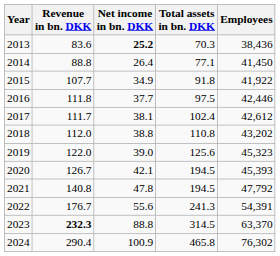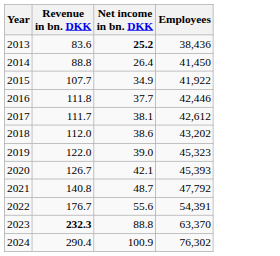- column: (187, 19)
(143, 134) 38.8 -> (143, 134) 38.6
(143, 188) 47.8 -> (143, 188) 48.7
